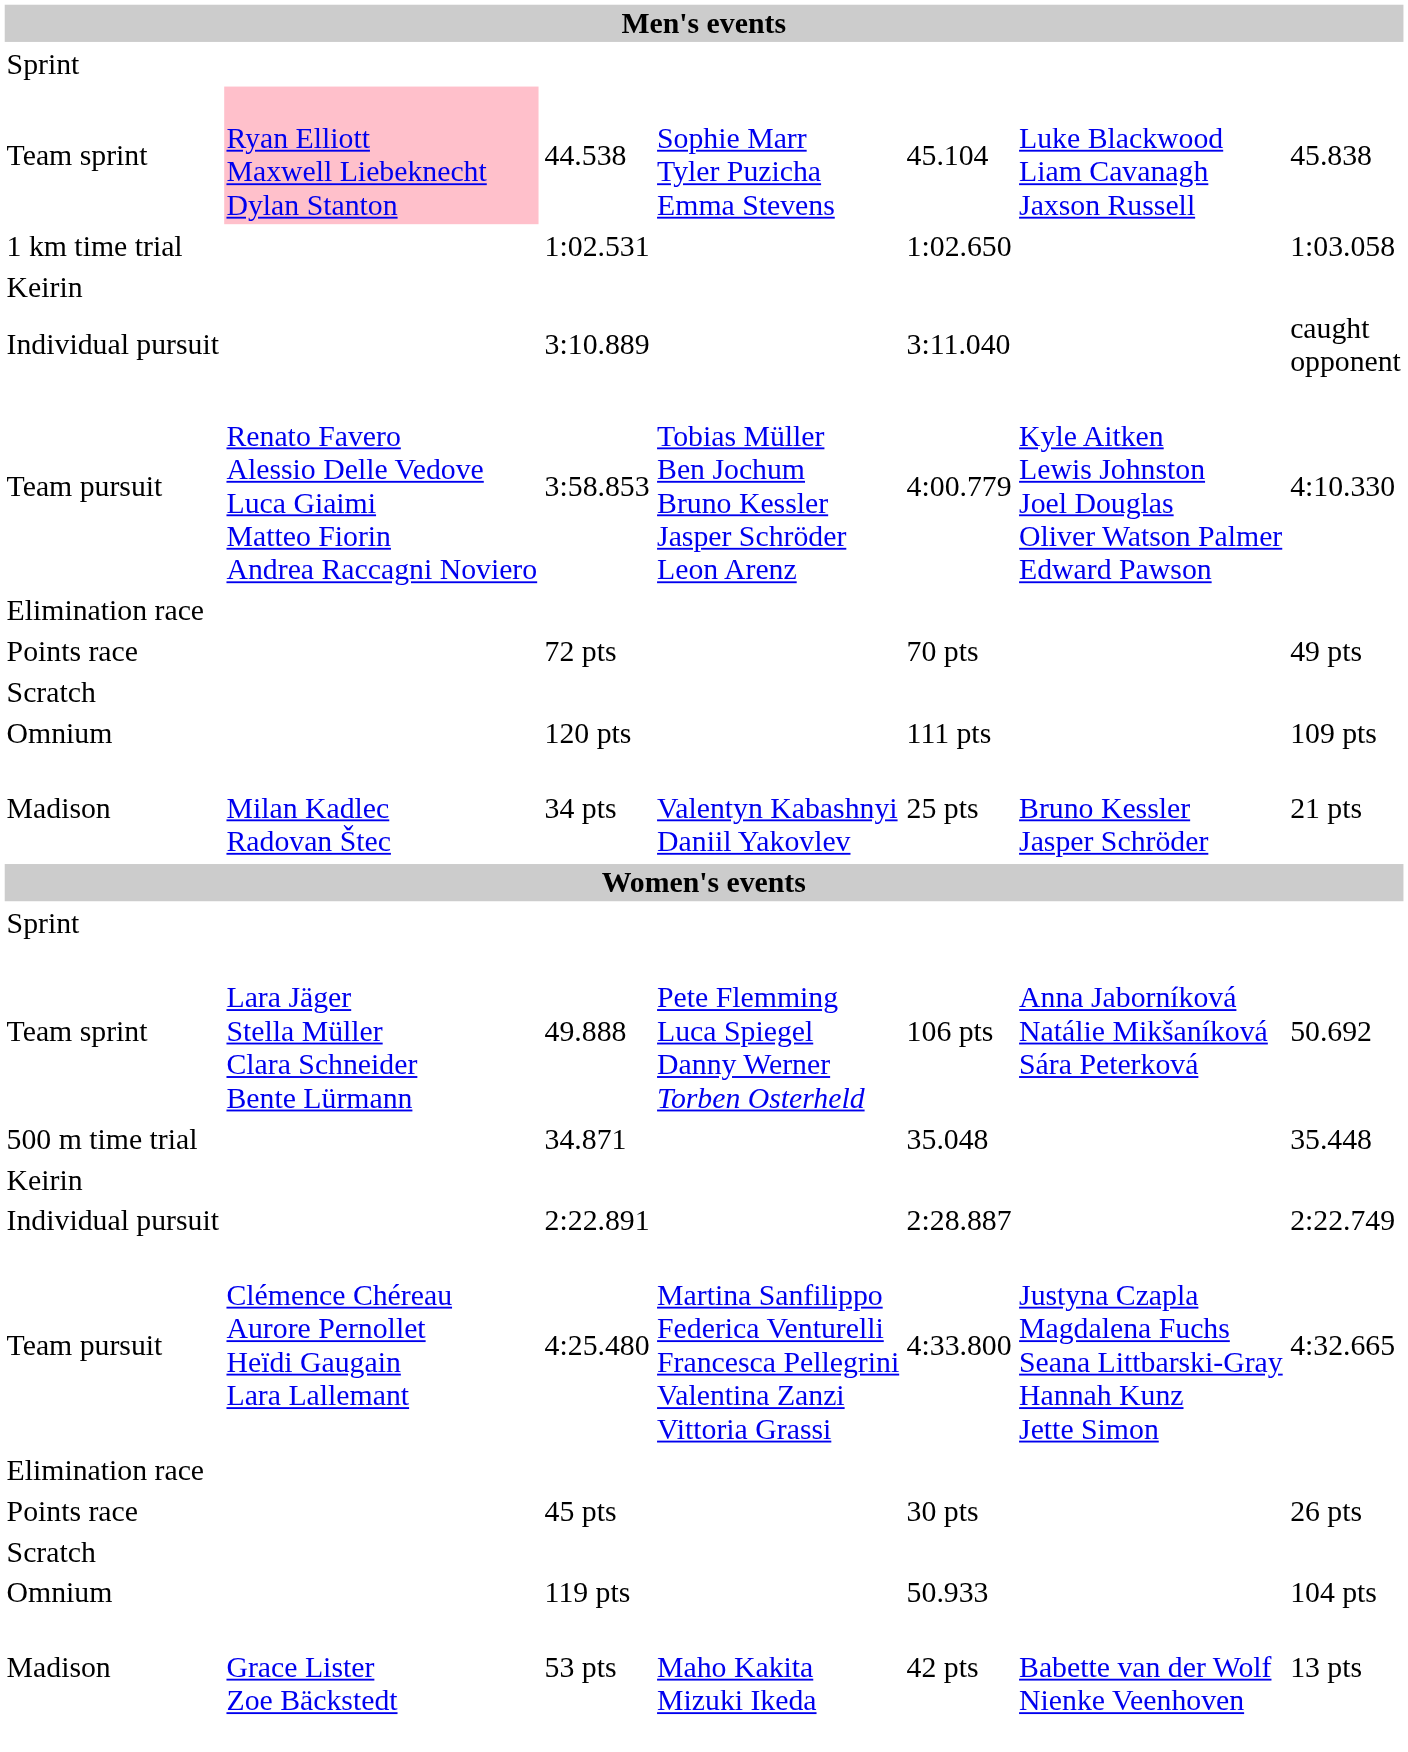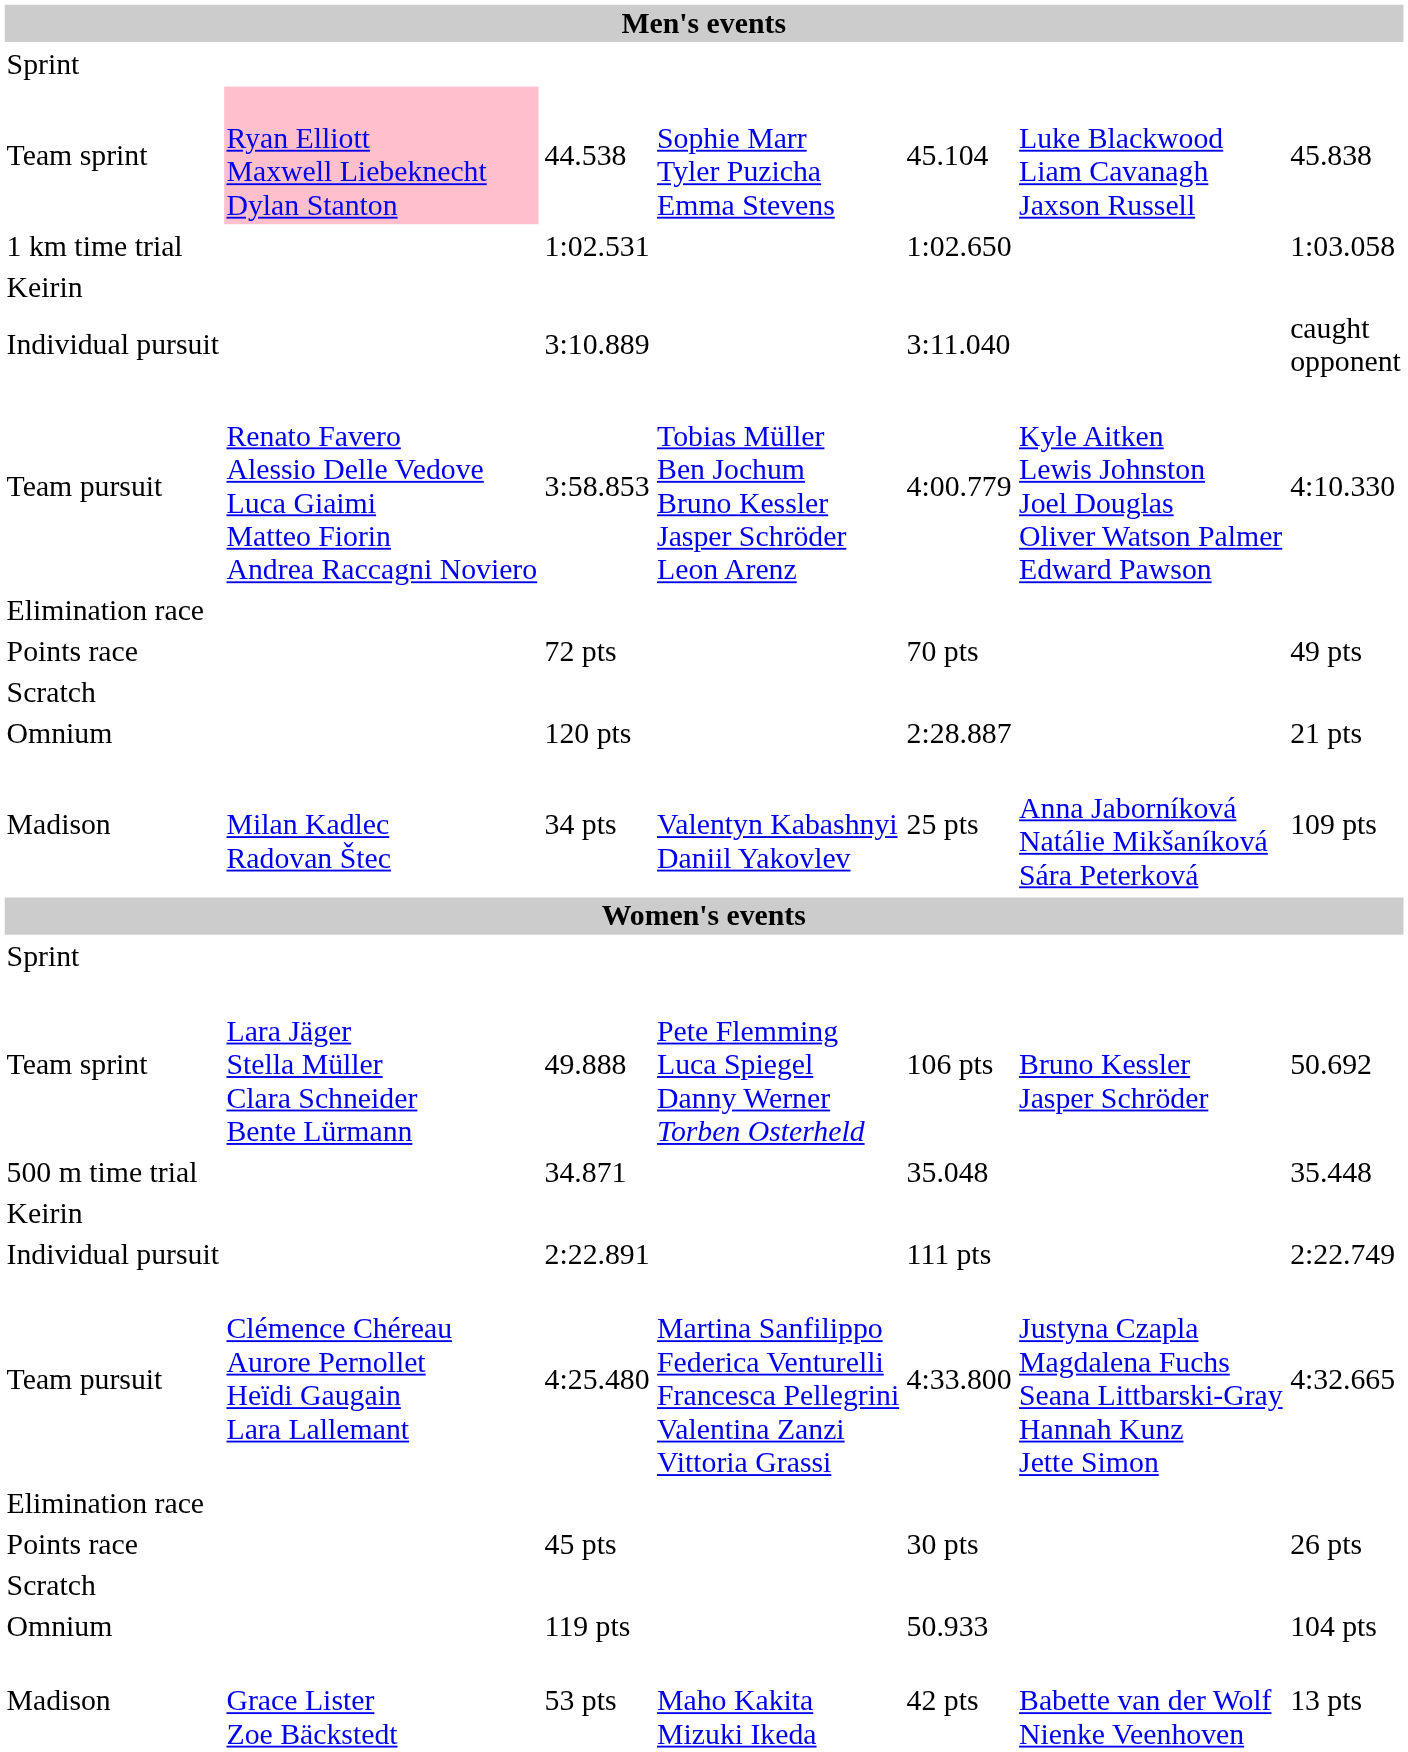(949, 733) 111 pts -> (959, 733) 2:28.887
(1334, 733) 109 pts -> (1326, 733) 21 pts
(1114, 824) Bruno Kessler Jasper Schröder -> (1143, 841) Anna Jaborníková Natálie Mikšaníková Sára Peterková
(1326, 807) 21 pts -> (1334, 824) 109 pts
(1143, 1031) Anna Jaborníková Natálie Mikšaníková Sára Peterková -> (1114, 1081) Bruno Kessler Jasper Schröder
(959, 1220) 2:28.887 -> (949, 1254) 111 pts
